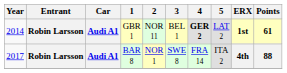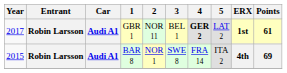(15, 31) 2014 -> (15, 31) 2017
(15, 56) 2017 -> (15, 56) 2015
(268, 56) 88 -> (268, 56) 69
